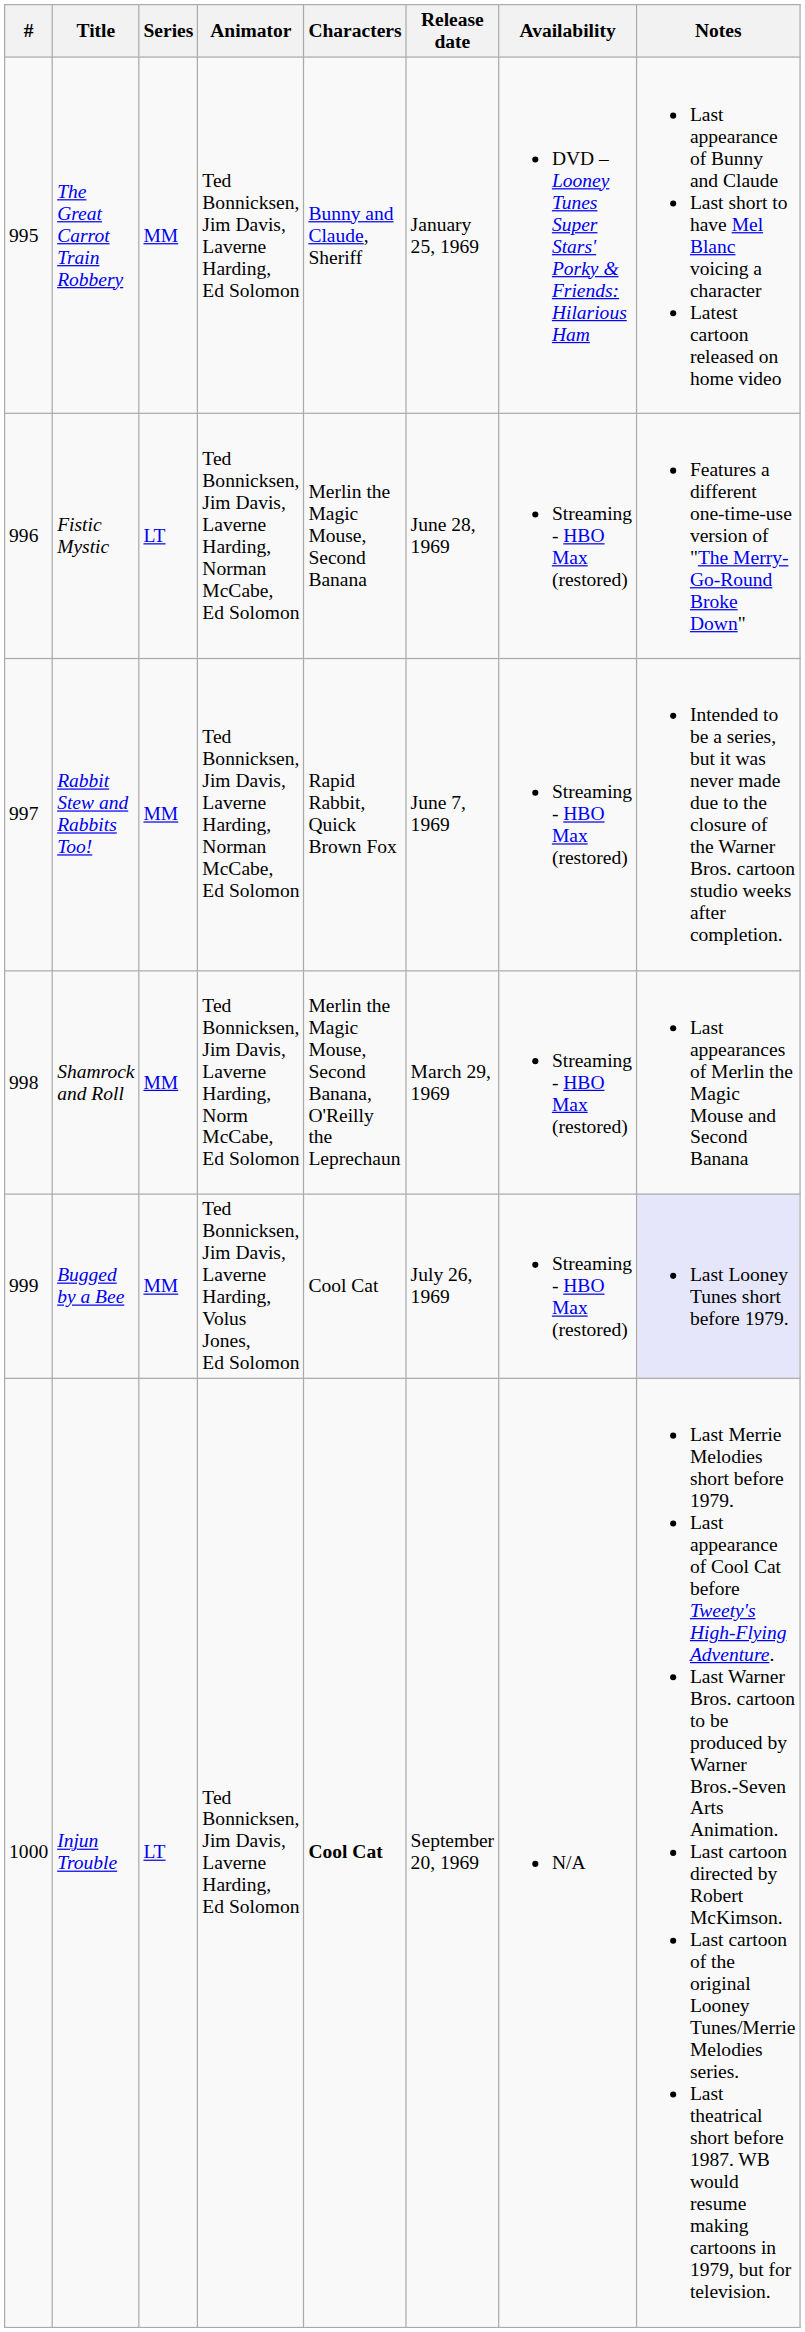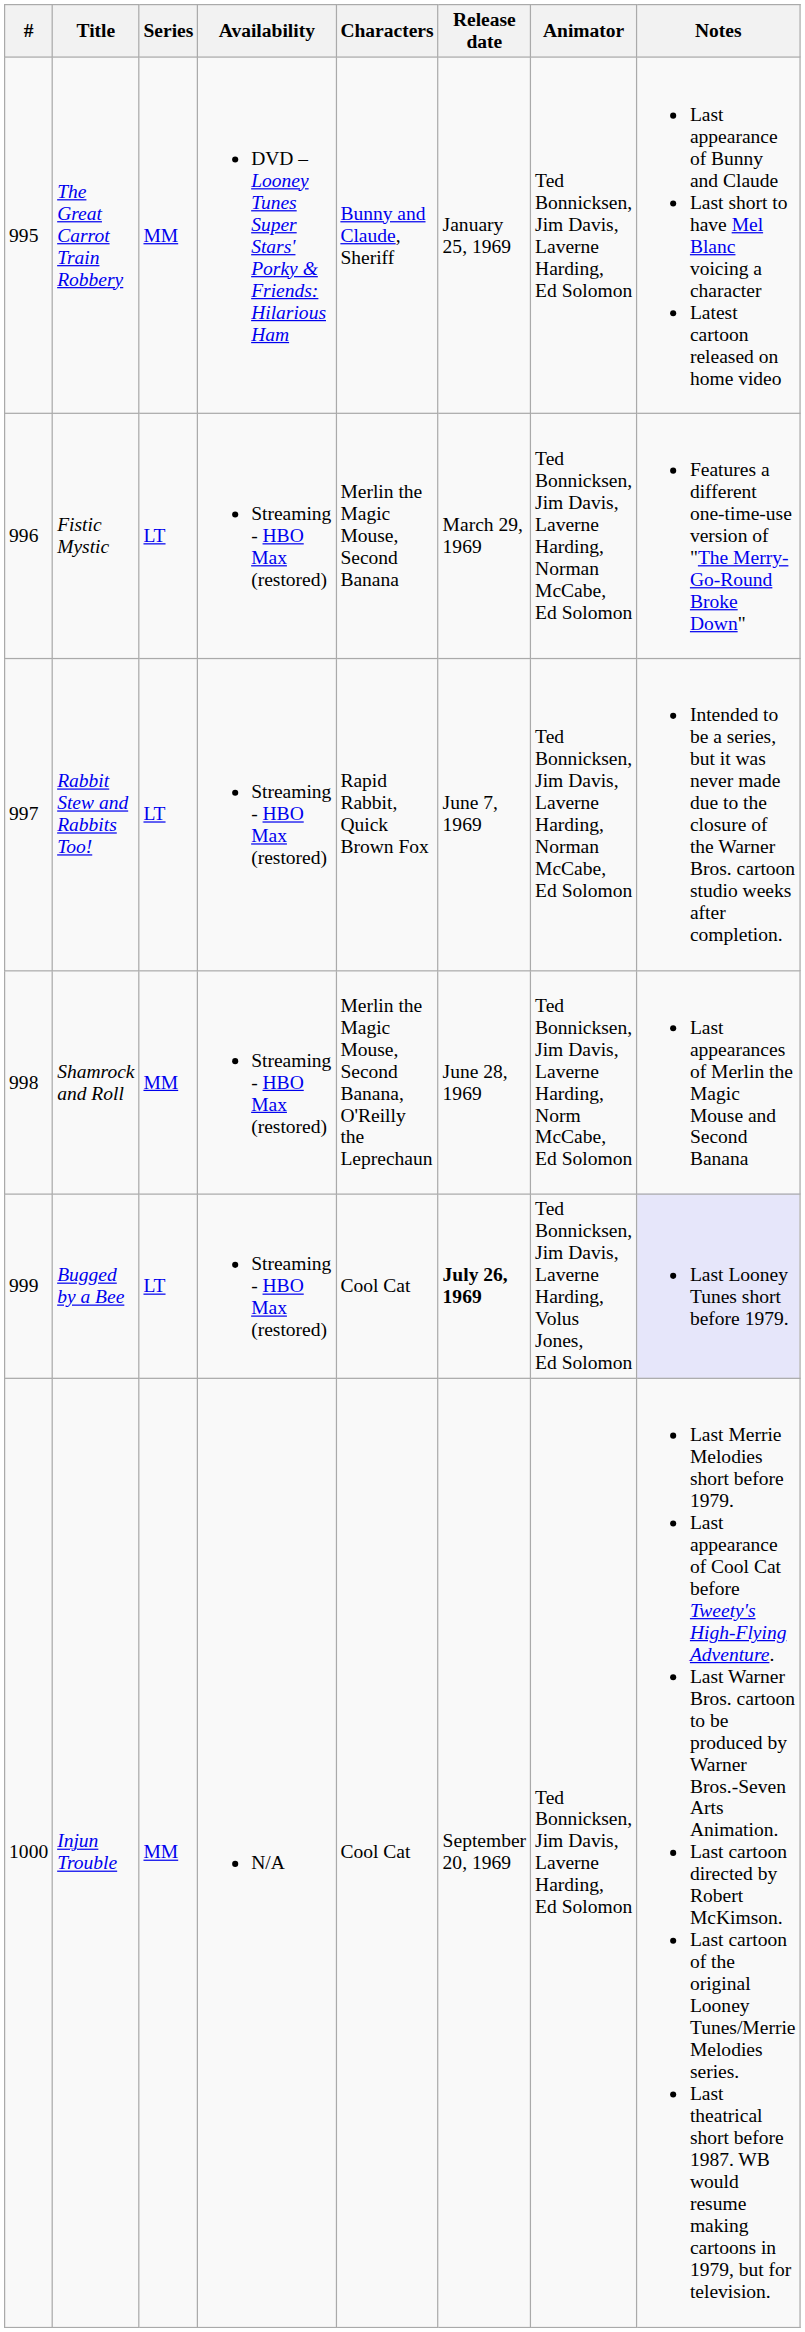columns swapped: (251, 30) <-> (568, 30)
(443, 535) June 28, 1969 -> (483, 535) March 29, 1969
(161, 814) MM -> (155, 814) LT
(451, 1081) March 29, 1969 -> (475, 1081) June 28, 1969
(161, 1286) MM -> (155, 1286) LT
(442, 1286) normal -> (475, 1286) bold
(155, 1852) LT -> (161, 1852) MM
(346, 1852) bold -> (375, 1852) normal
